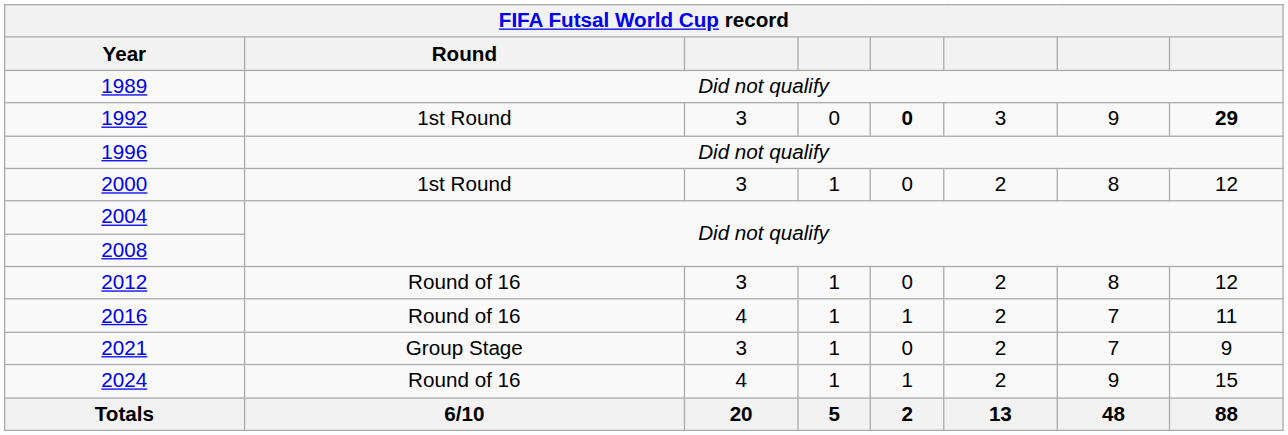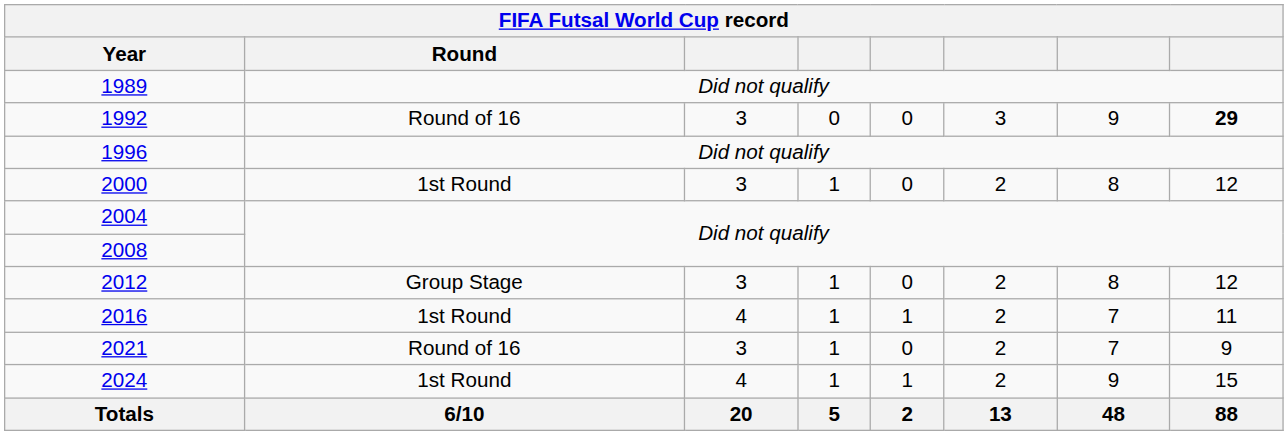(464, 119) 1st Round -> (464, 119) Round of 16
(907, 119) bold -> (907, 119) normal
(464, 282) Round of 16 -> (464, 282) Group Stage
(464, 315) Round of 16 -> (464, 315) 1st Round
(464, 348) Group Stage -> (464, 348) Round of 16
(464, 380) Round of 16 -> (464, 380) 1st Round
